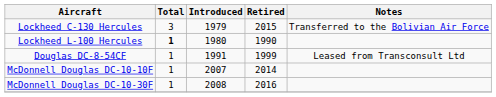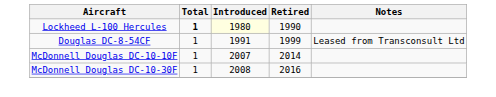- row: (80, 26)
(216, 41) no background -> (240, 26) lightyellow background
